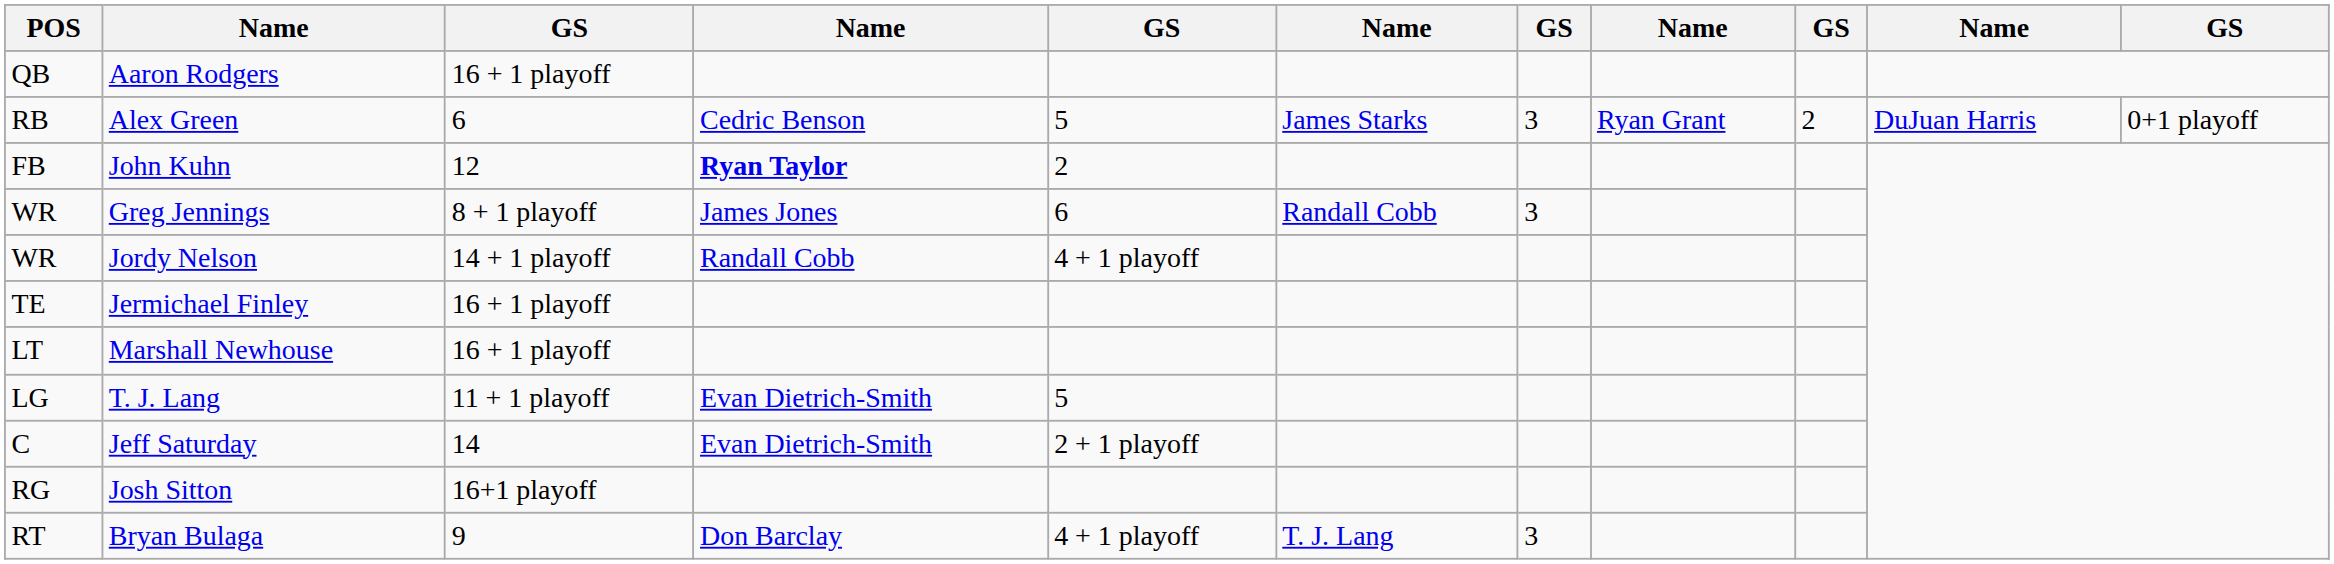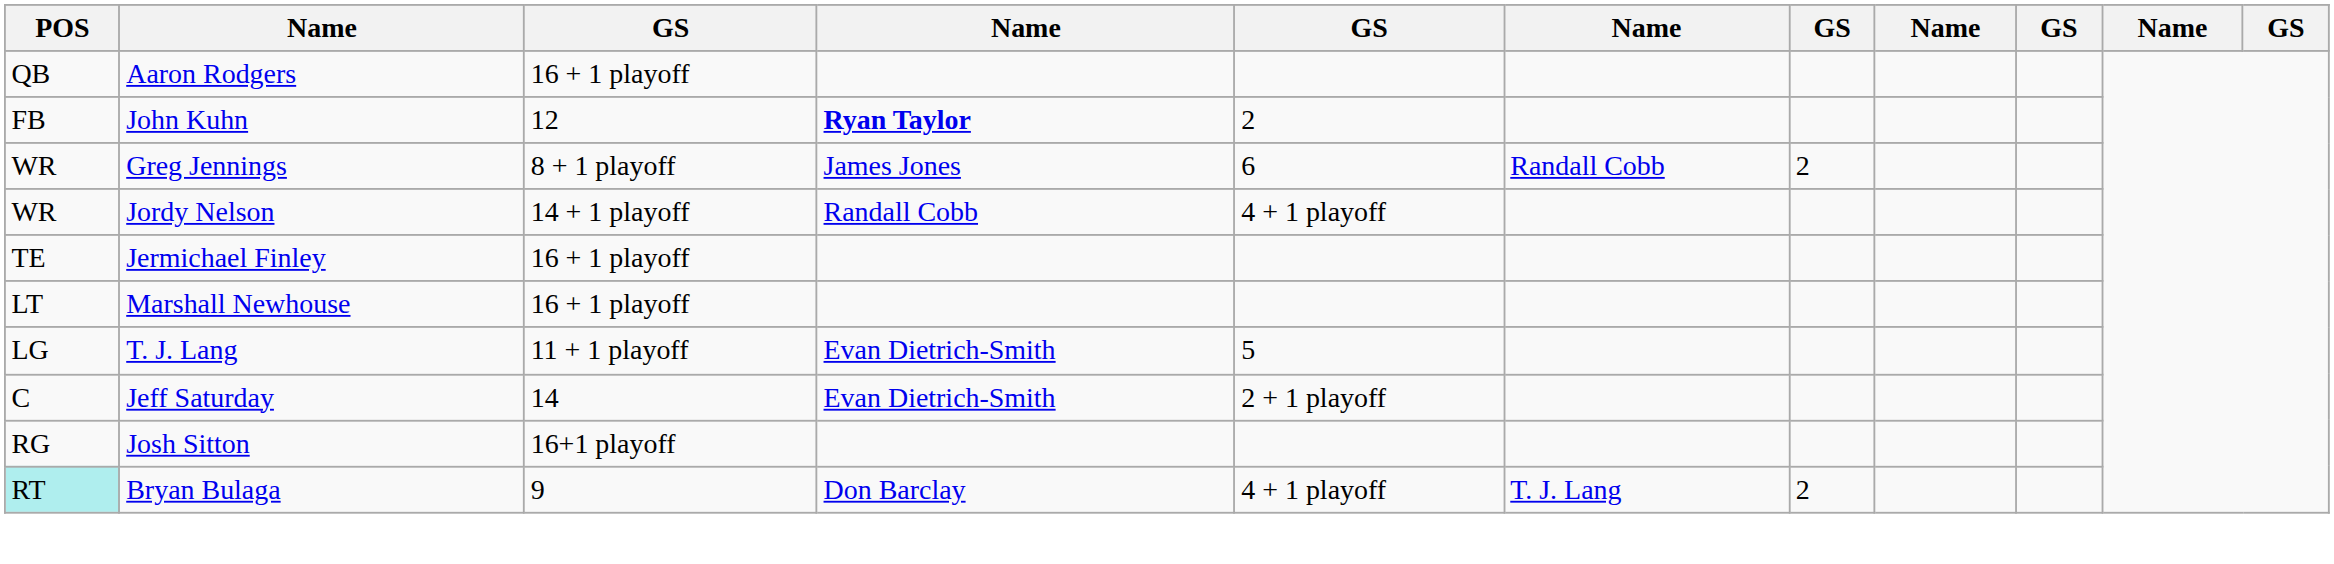- row: (174, 119)
(1531, 212) 3 -> (1803, 166) 2
(28, 535) no background -> (28, 488) paleturquoise background
(1531, 535) 3 -> (1803, 488) 2
